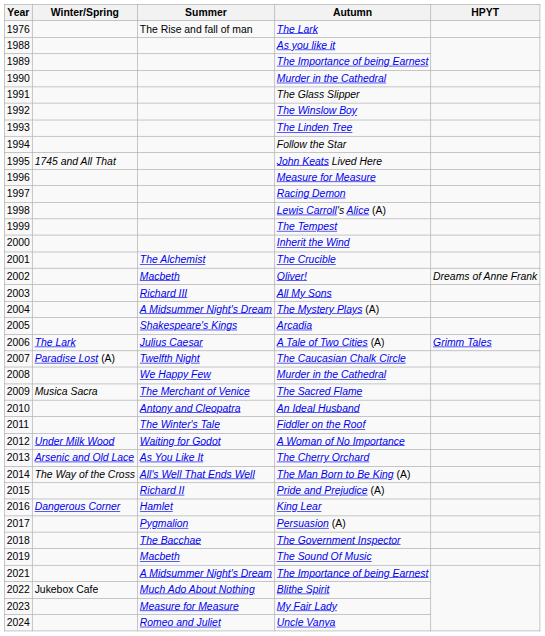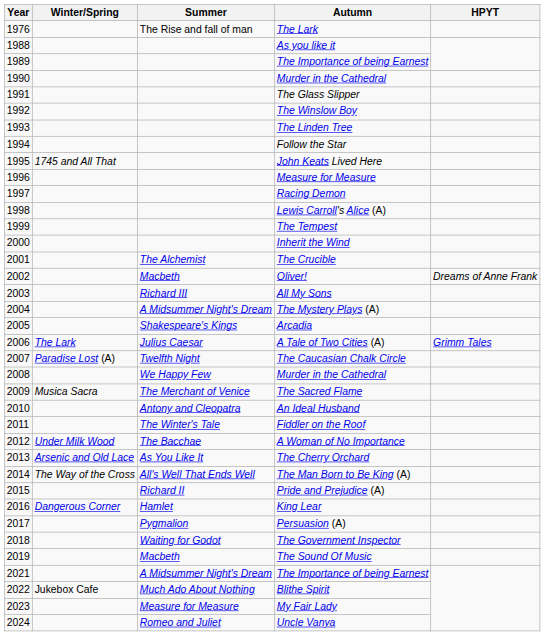(180, 441) Waiting for Godot -> (170, 441) The Bacchae
(170, 540) The Bacchae -> (180, 540) Waiting for Godot
